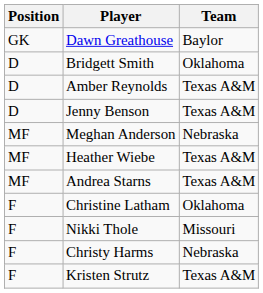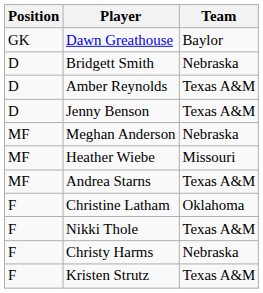(213, 63) Oklahoma -> (210, 63) Nebraska
(219, 157) Texas A&M -> (209, 157) Missouri
(209, 228) Missouri -> (219, 228) Texas A&M
